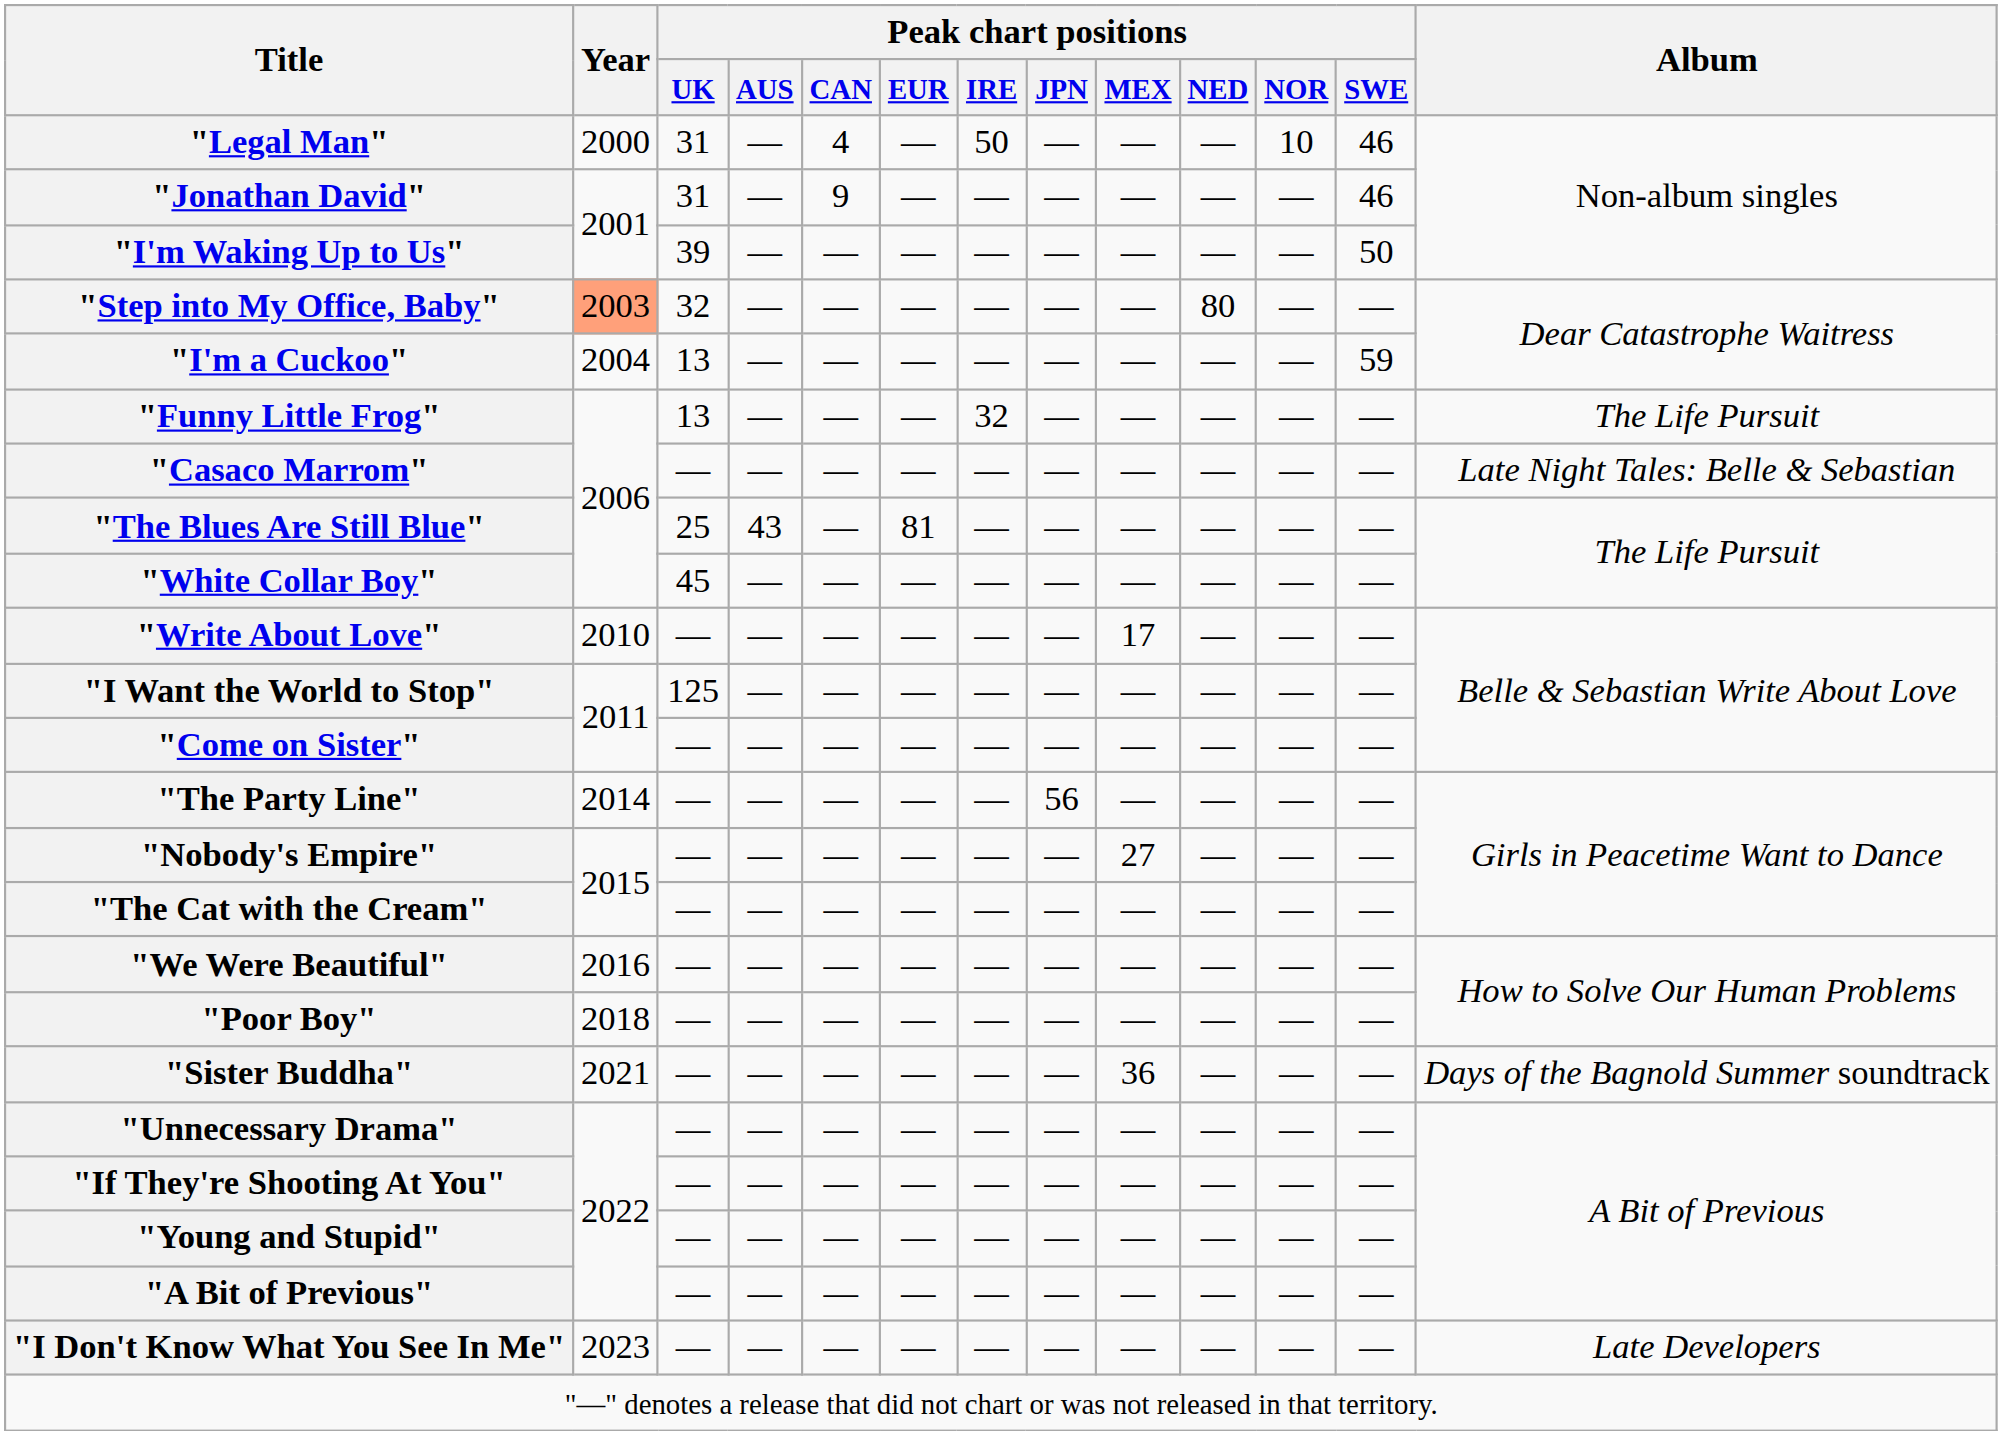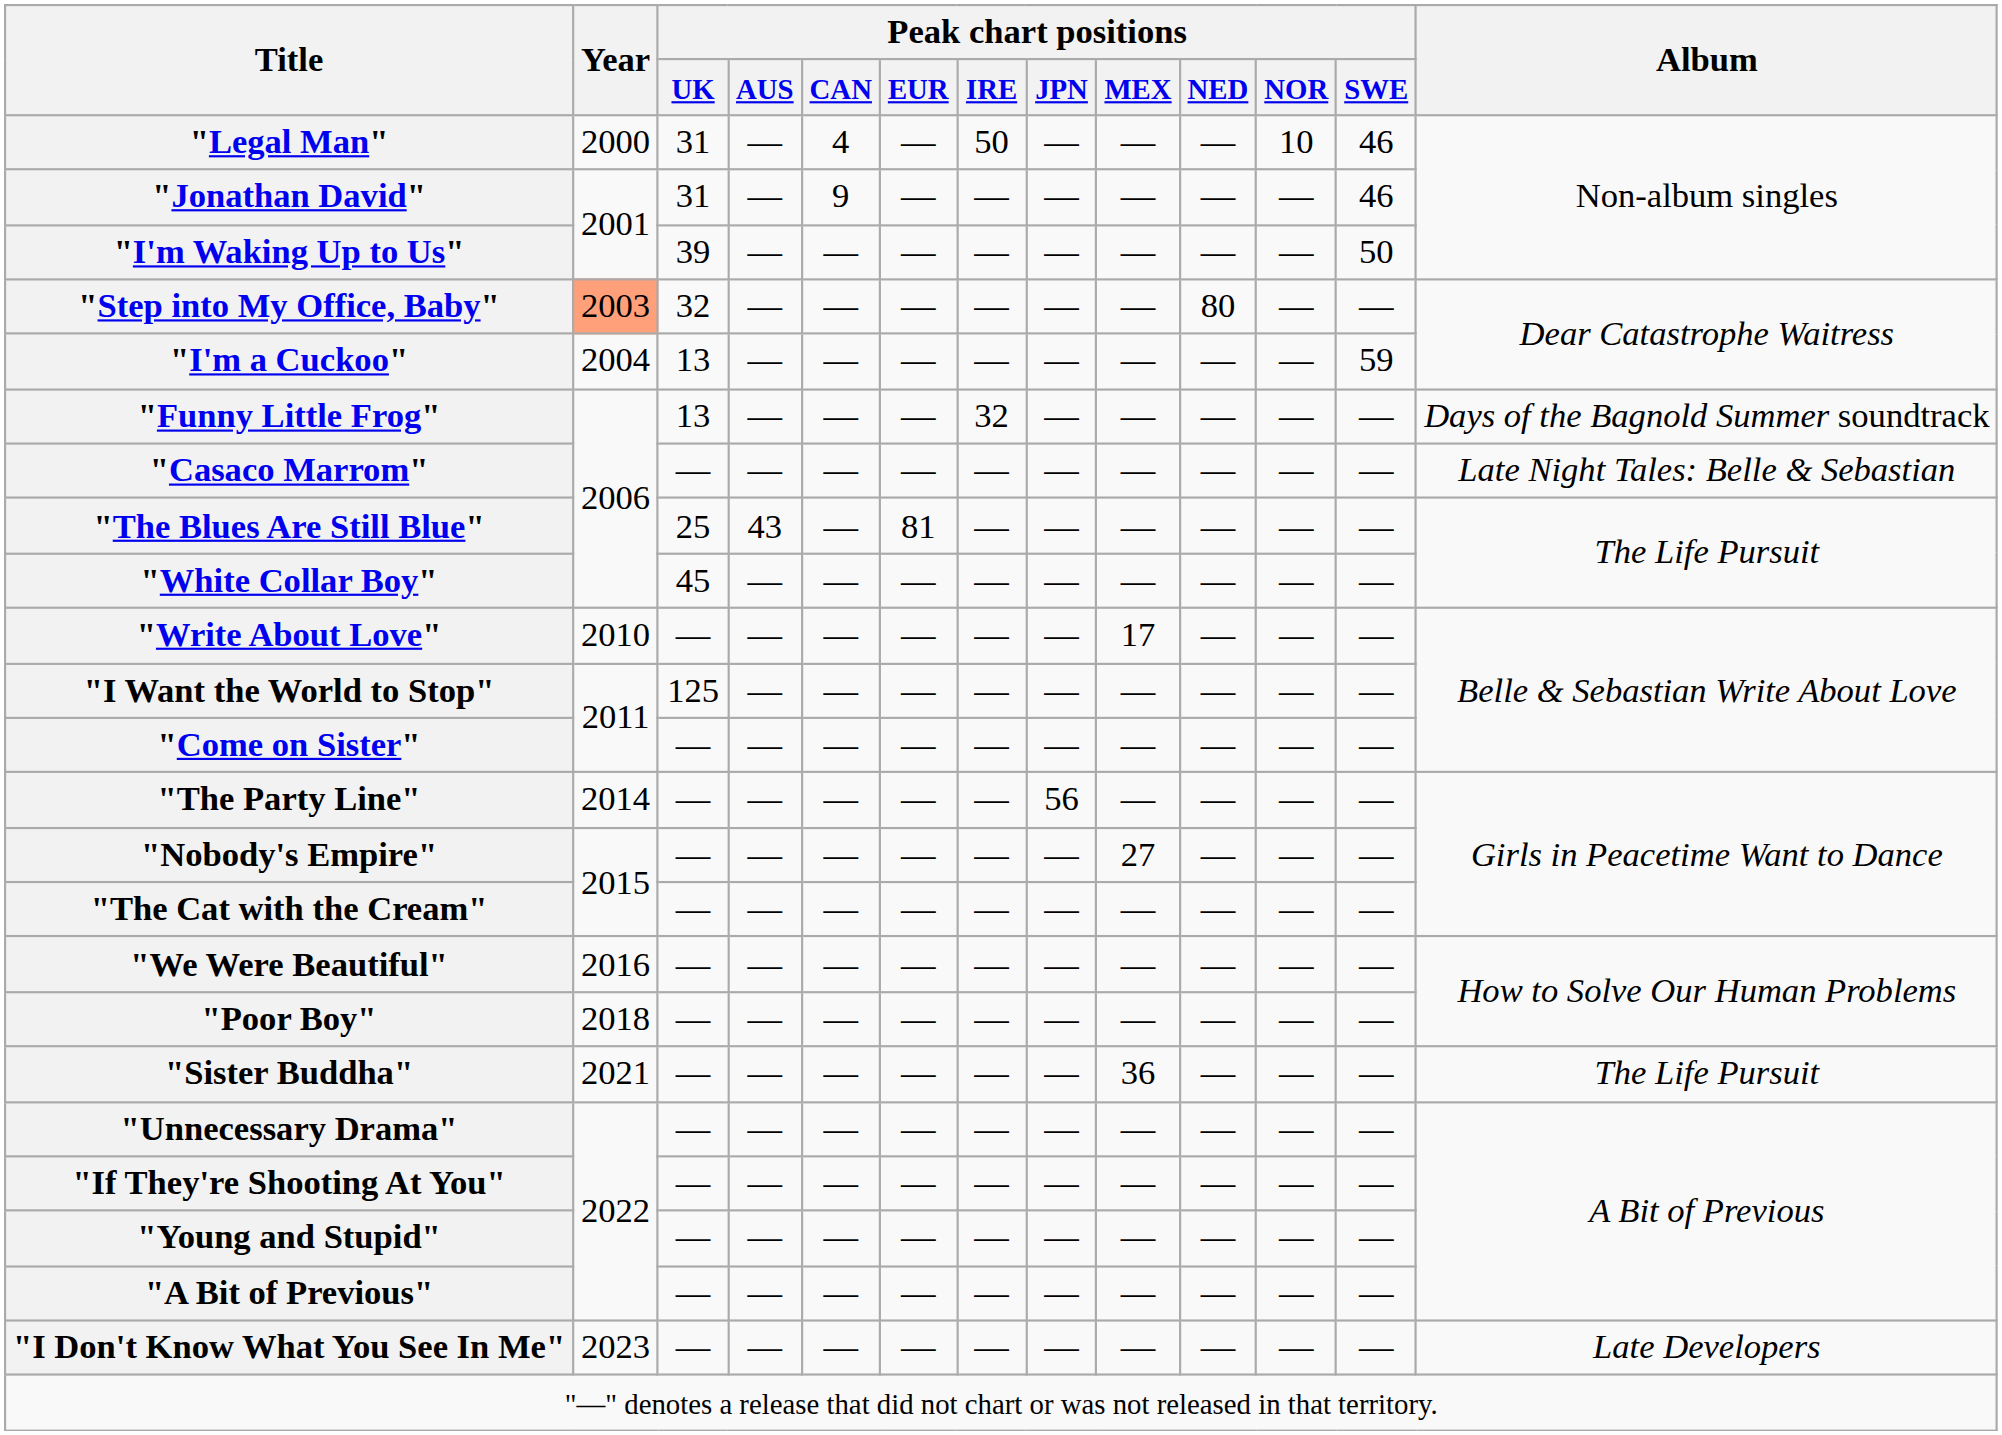(1707, 415) The Life Pursuit -> (1707, 415) Days of the Bagnold Summer soundtrack
(1707, 1073) Days of the Bagnold Summer soundtrack -> (1707, 1073) The Life Pursuit
